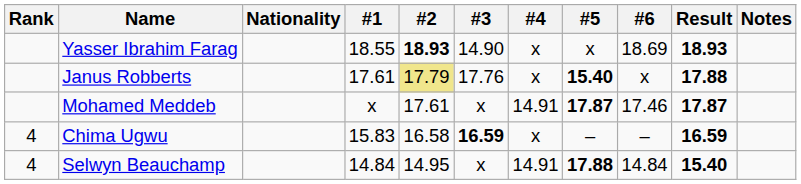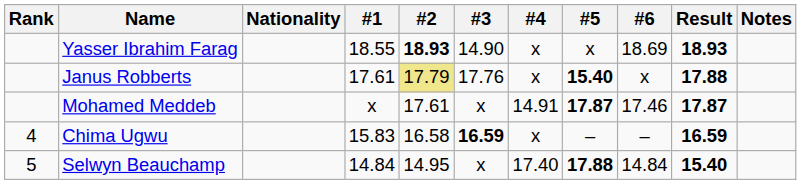(31, 164) 4 -> (31, 164) 5
(536, 164) 14.91 -> (536, 164) 17.40
